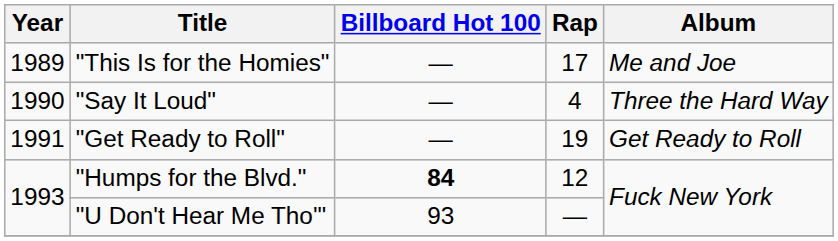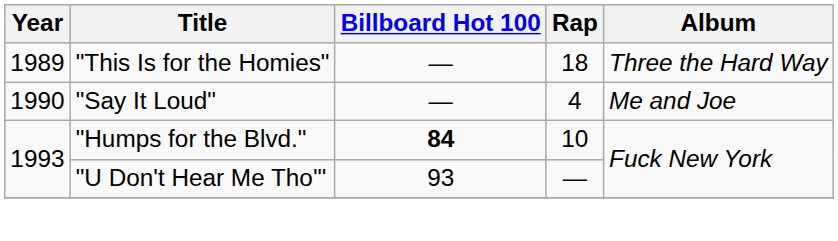(575, 62) 17 -> (575, 62) 18
(673, 62) Me and Joe -> (718, 62) Three the Hard Way
(718, 100) Three the Hard Way -> (673, 100) Me and Joe
- row: (180, 139)
(575, 178) 12 -> (575, 139) 10
